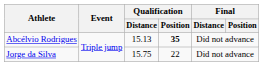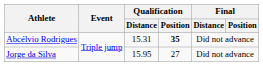(142, 40) 15.13 -> (142, 40) 15.31
(142, 54) 15.75 -> (142, 54) 15.95
(175, 54) 22 -> (175, 54) 27
